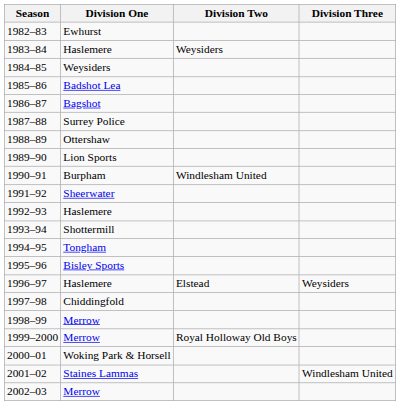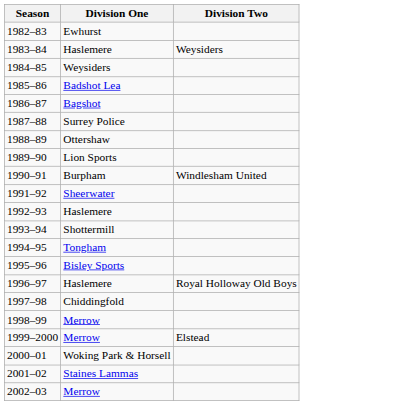- column: (347, 13)
(193, 283) Elstead -> (236, 283) Royal Holloway Old Boys
(236, 337) Royal Holloway Old Boys -> (193, 337) Elstead
